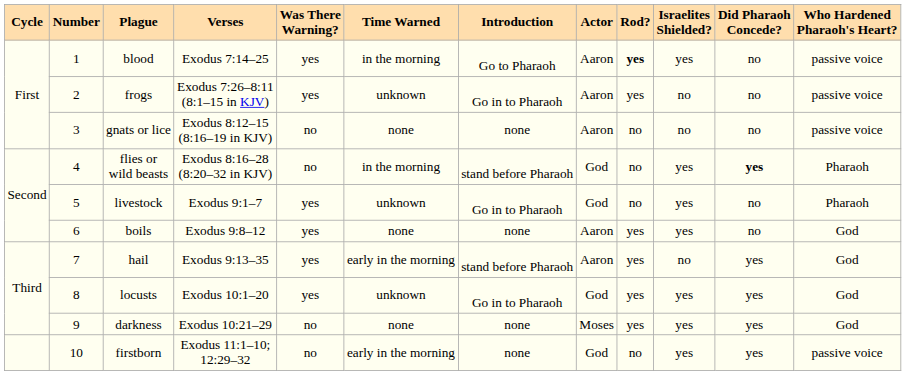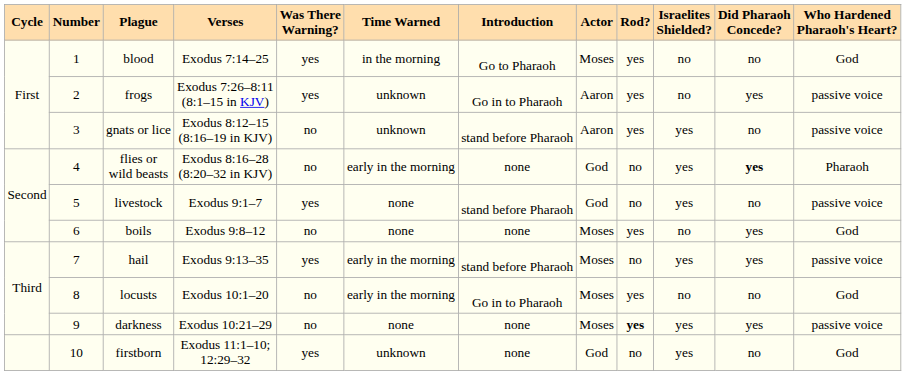(597, 58) Aaron -> (597, 58) Moses
(635, 58) bold -> (635, 58) normal
(684, 58) yes -> (684, 58) no
(847, 58) passive voice -> (847, 58) God
(754, 94) no -> (754, 94) yes
(401, 130) none -> (401, 130) unknown
(517, 130) none -> (517, 137) stand before Pharaoh
(635, 130) no -> (635, 130) yes
(684, 130) no -> (684, 130) yes
(401, 166) in the morning -> (401, 166) early in the morning
(517, 173) stand before Pharaoh -> (517, 166) none
(401, 202) unknown -> (401, 202) none
(517, 209) Go in to Pharaoh -> (517, 209) stand before Pharaoh
(847, 202) Pharaoh -> (847, 202) passive voice
(310, 231) yes -> (310, 231) no
(597, 231) Aaron -> (597, 231) Moses
(684, 231) yes -> (684, 231) no
(754, 231) no -> (754, 231) yes
(597, 259) Aaron -> (597, 259) Moses
(635, 259) yes -> (635, 259) no
(684, 259) no -> (684, 259) yes
(847, 259) God -> (847, 259) passive voice
(310, 295) yes -> (310, 295) no
(401, 295) unknown -> (401, 295) early in the morning
(597, 295) God -> (597, 295) Moses
(684, 295) yes -> (684, 295) no
(754, 295) yes -> (754, 295) no
(635, 324) normal -> (635, 324) bold
(847, 324) God -> (847, 324) passive voice
(310, 352) no -> (310, 352) yes
(401, 352) early in the morning -> (401, 352) unknown
(754, 352) yes -> (754, 352) no
(847, 352) passive voice -> (847, 352) God
